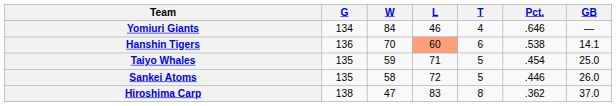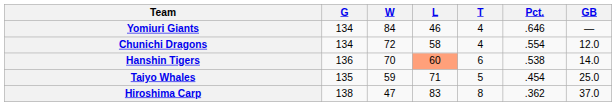+ row: (163, 45)
(589, 45) 14.1 -> (589, 61) 14.0
- row: (163, 77)
